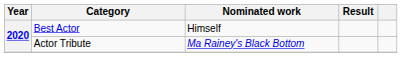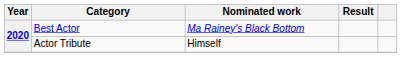(204, 28) Himself -> (246, 28) Ma Rainey's Black Bottom
(246, 44) Ma Rainey's Black Bottom -> (204, 44) Himself
